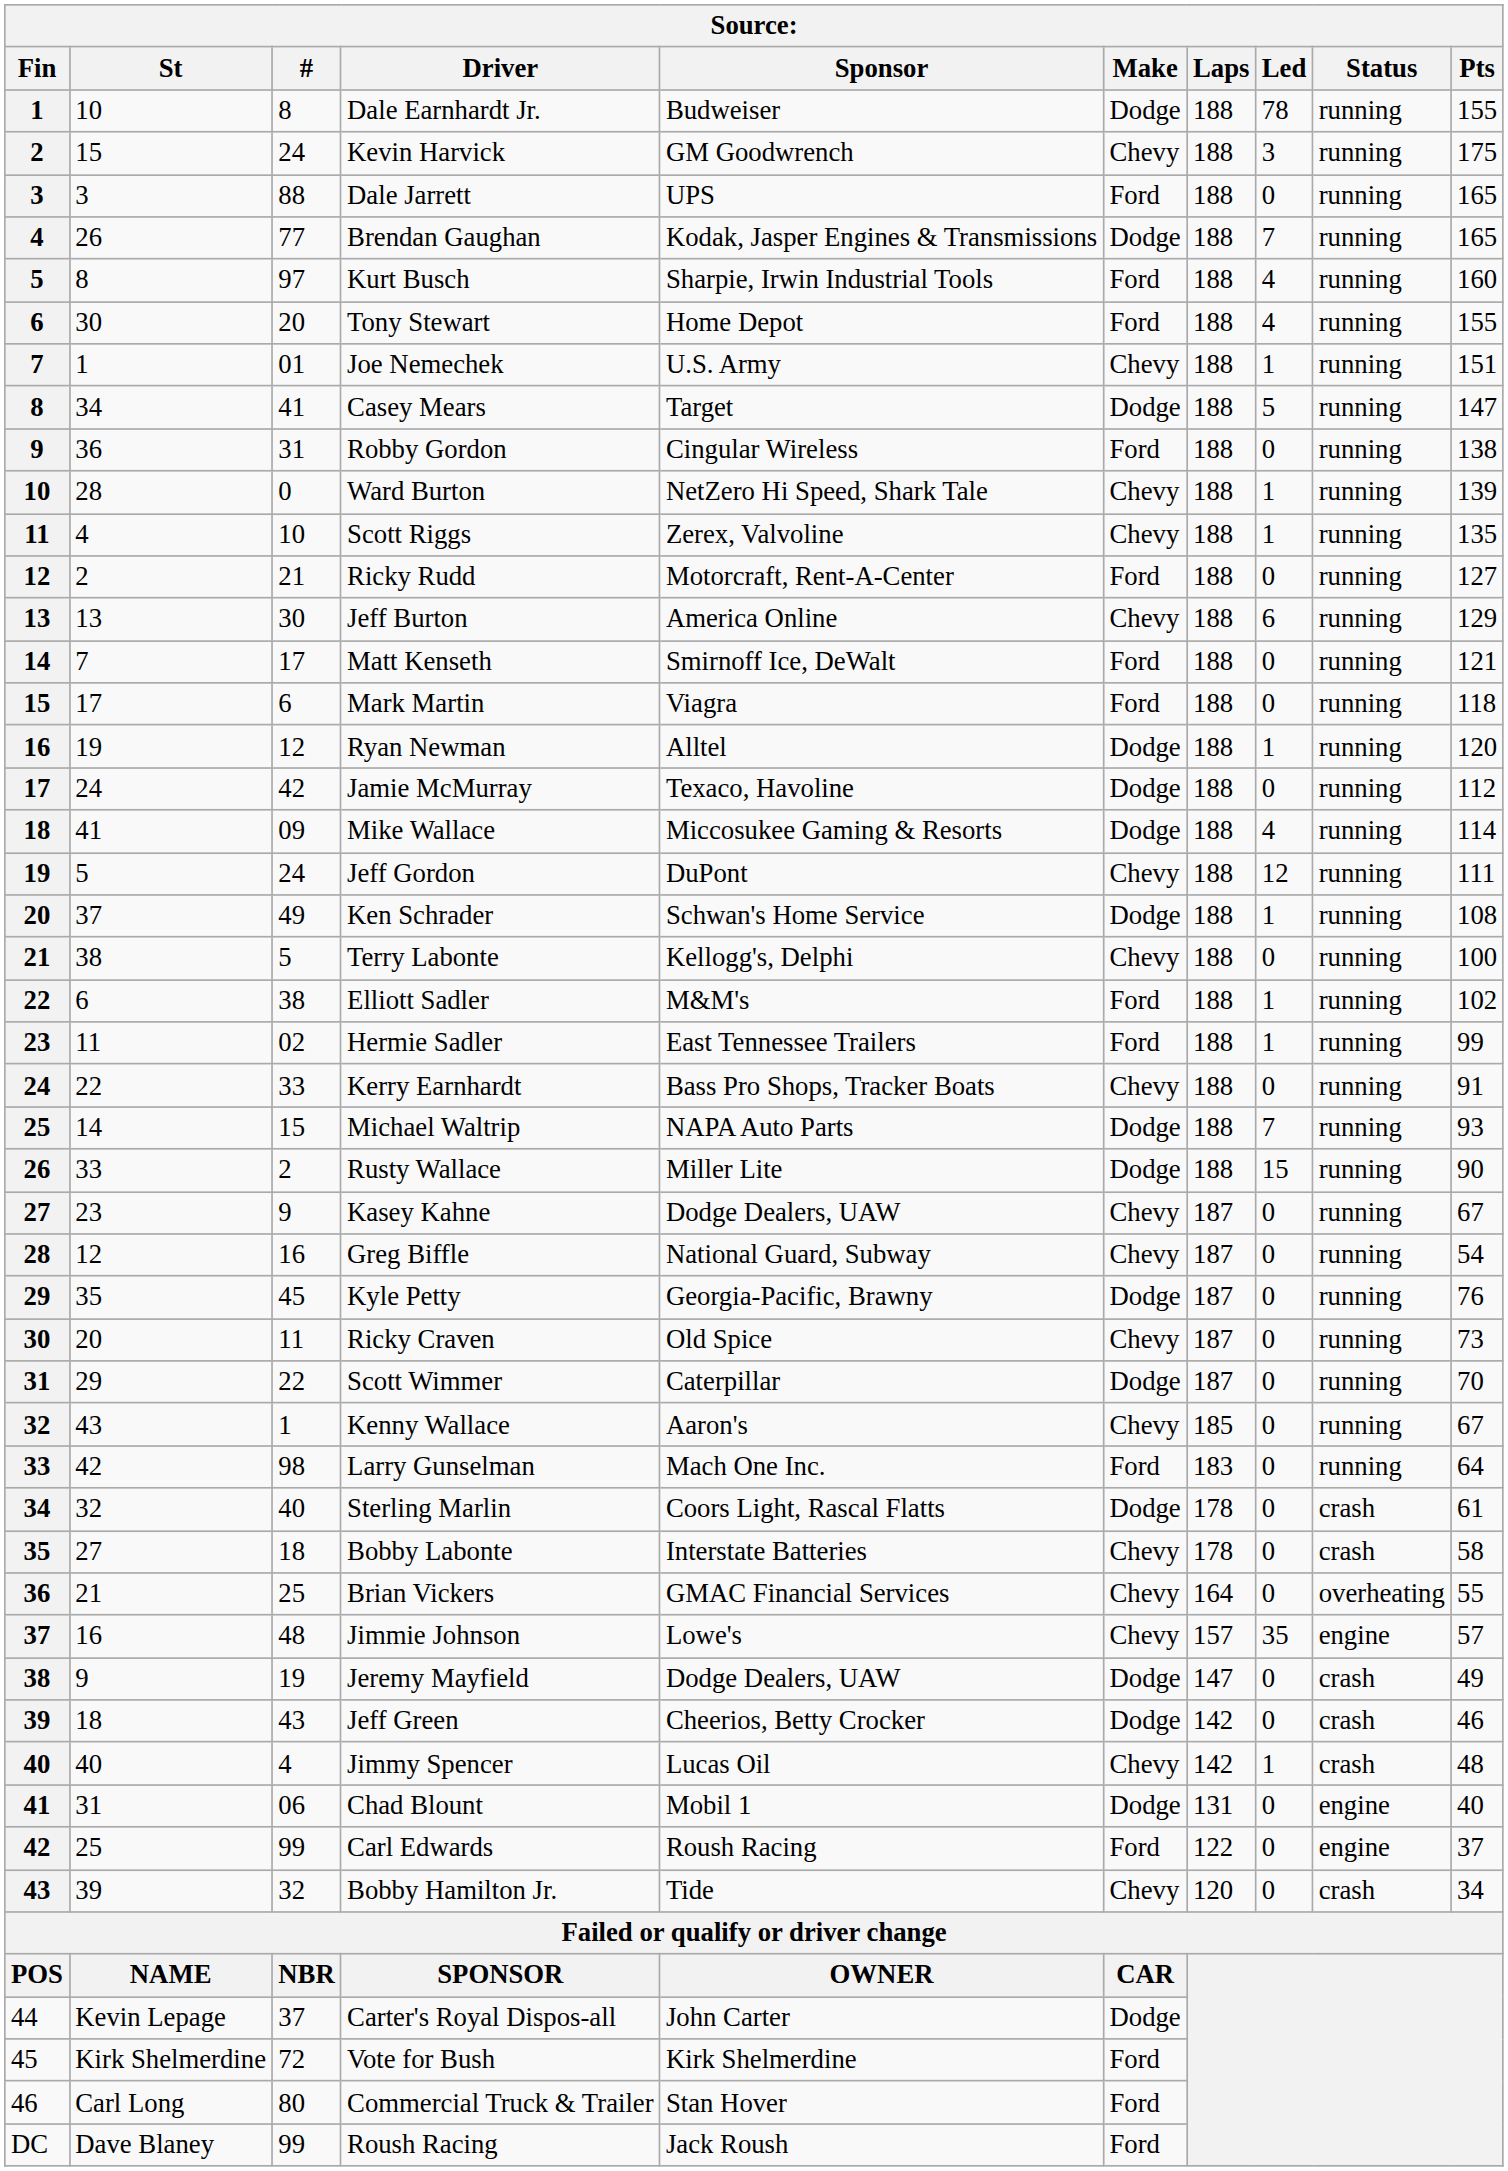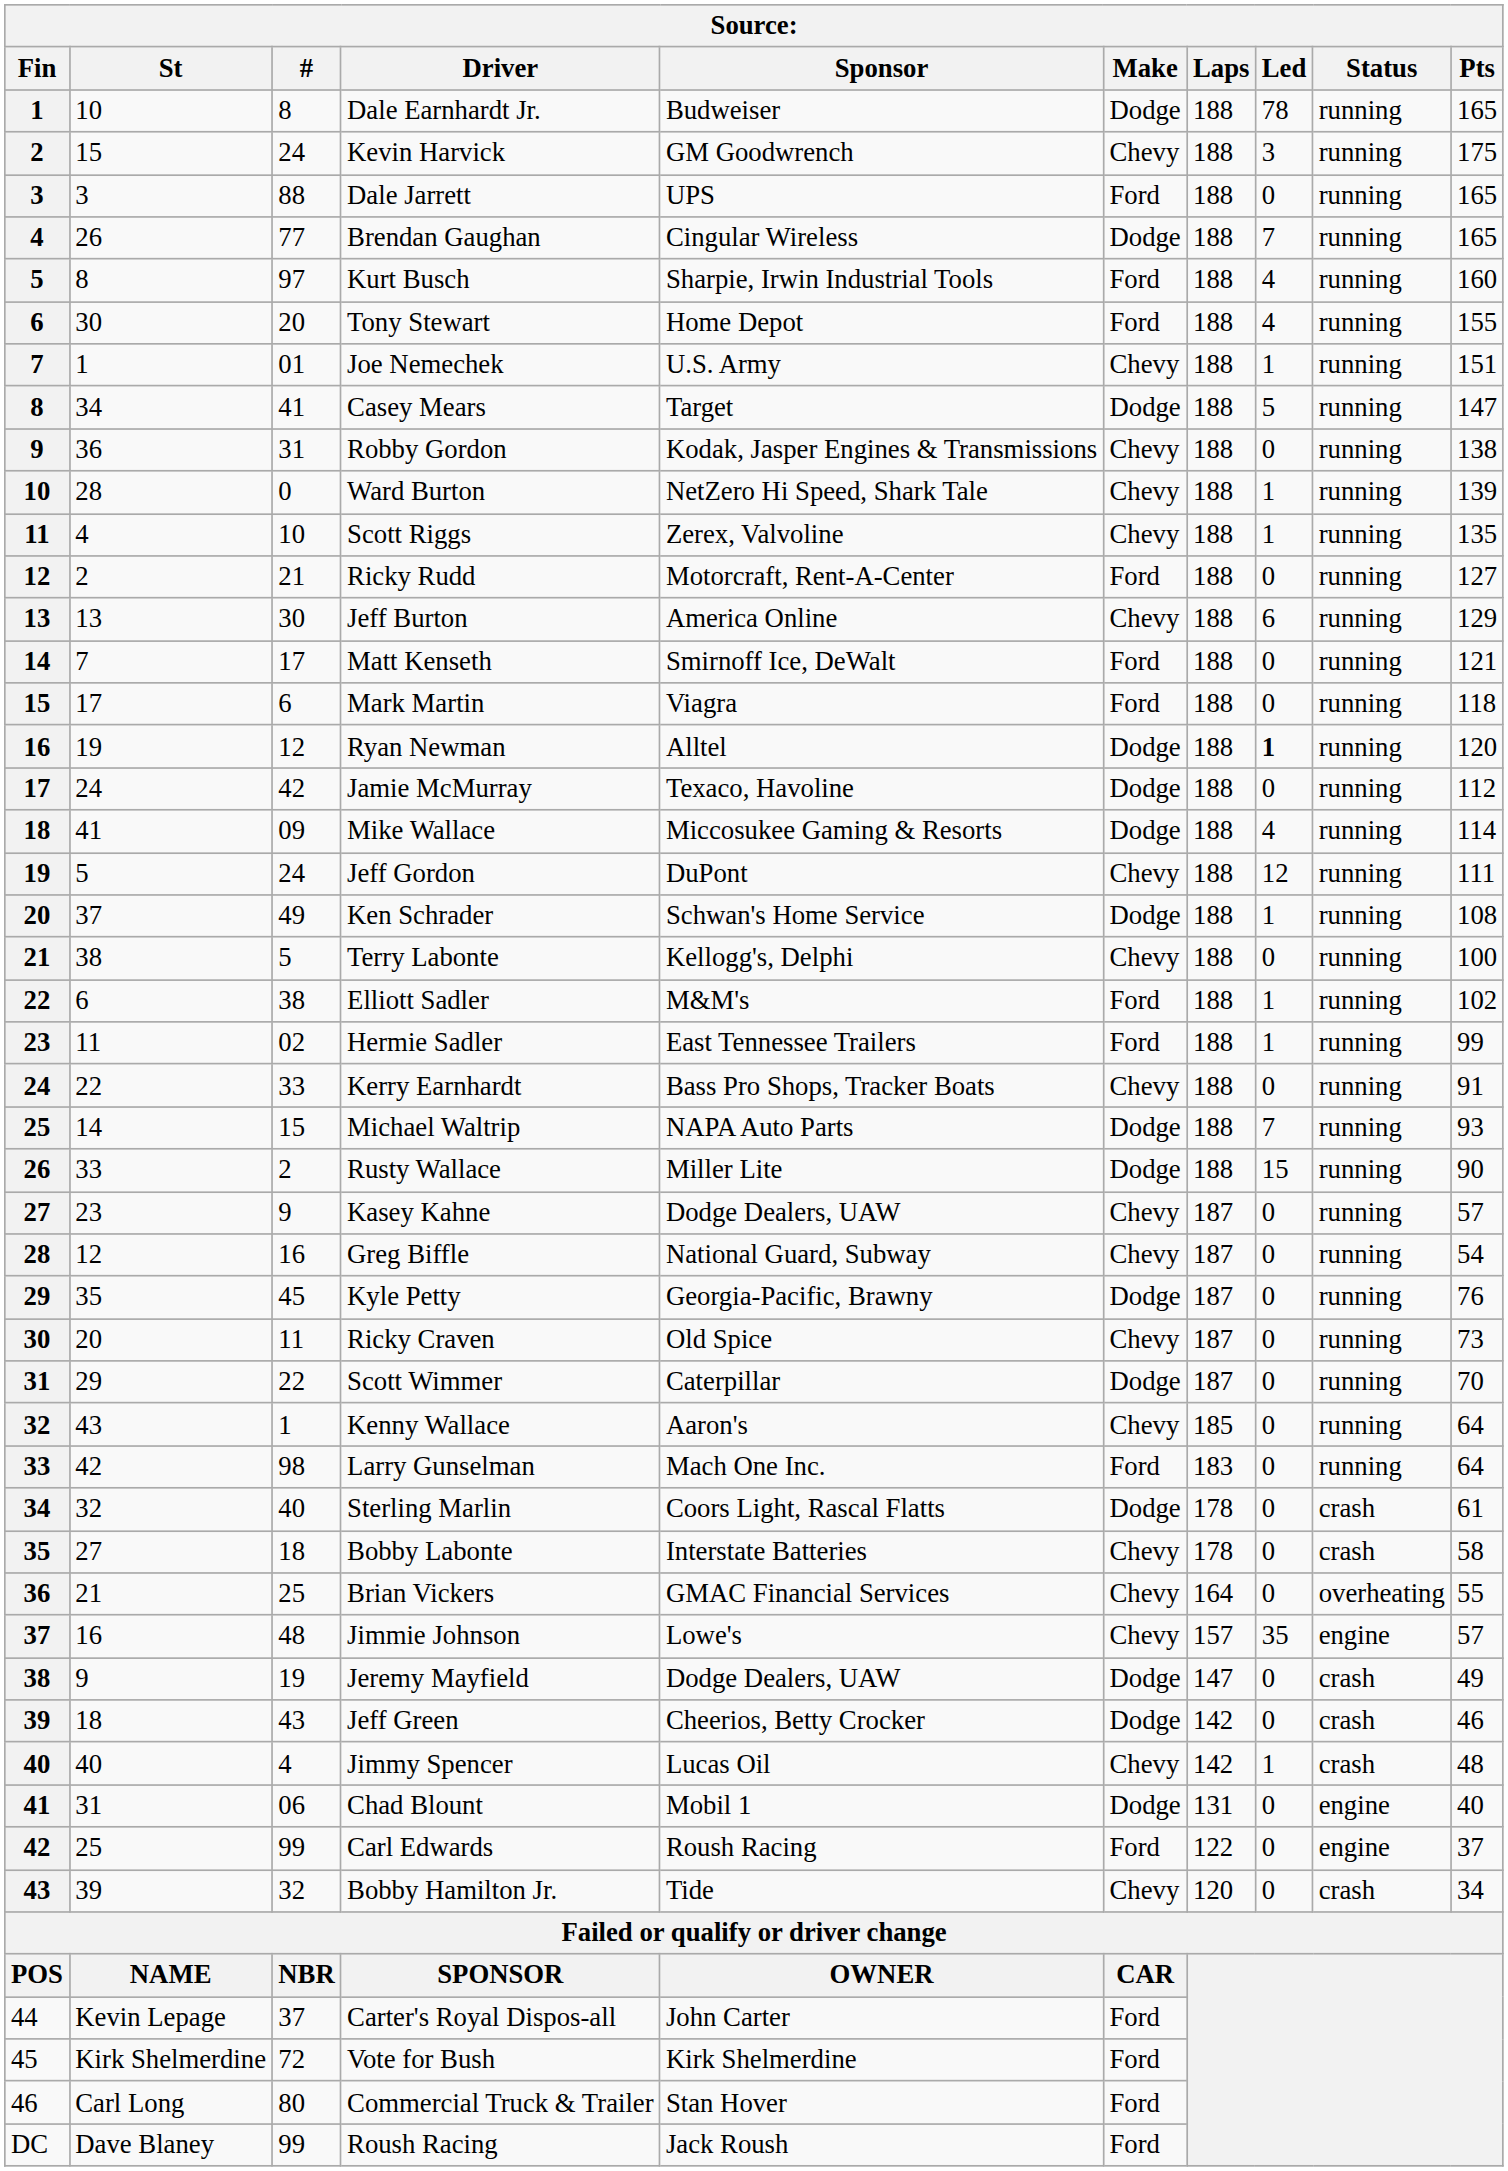(1477, 110) 155 -> (1477, 110) 165
(882, 237) Kodak, Jasper Engines & Transmissions -> (762, 237) Cingular Wireless
(762, 449) Cingular Wireless -> (882, 449) Kodak, Jasper Engines & Transmissions
(1135, 449) Ford -> (1144, 449) Chevy
(1268, 746) normal -> (1268, 746) bold
(1470, 1212) 67 -> (1470, 1212) 57
(1470, 1424) 67 -> (1470, 1424) 64
(1145, 2017) Dodge -> (1135, 2017) Ford
